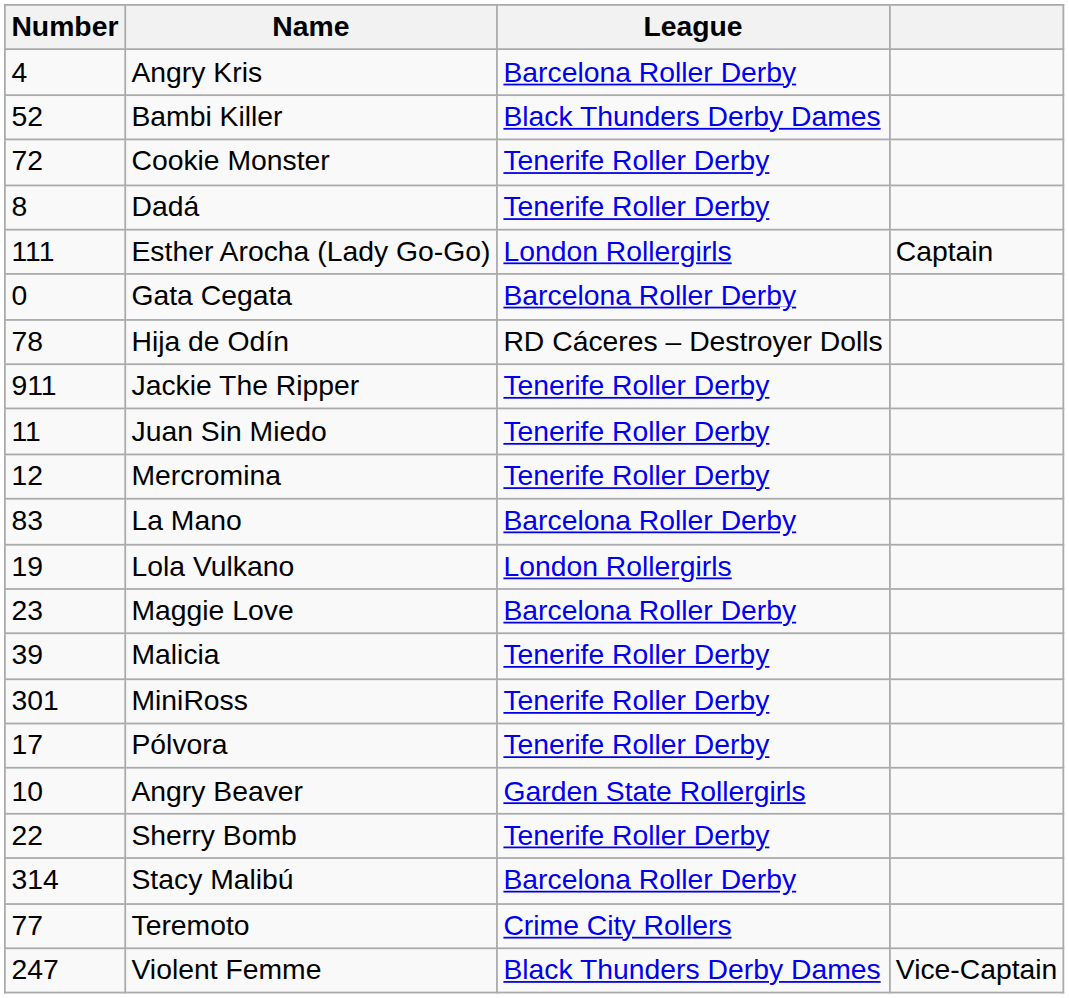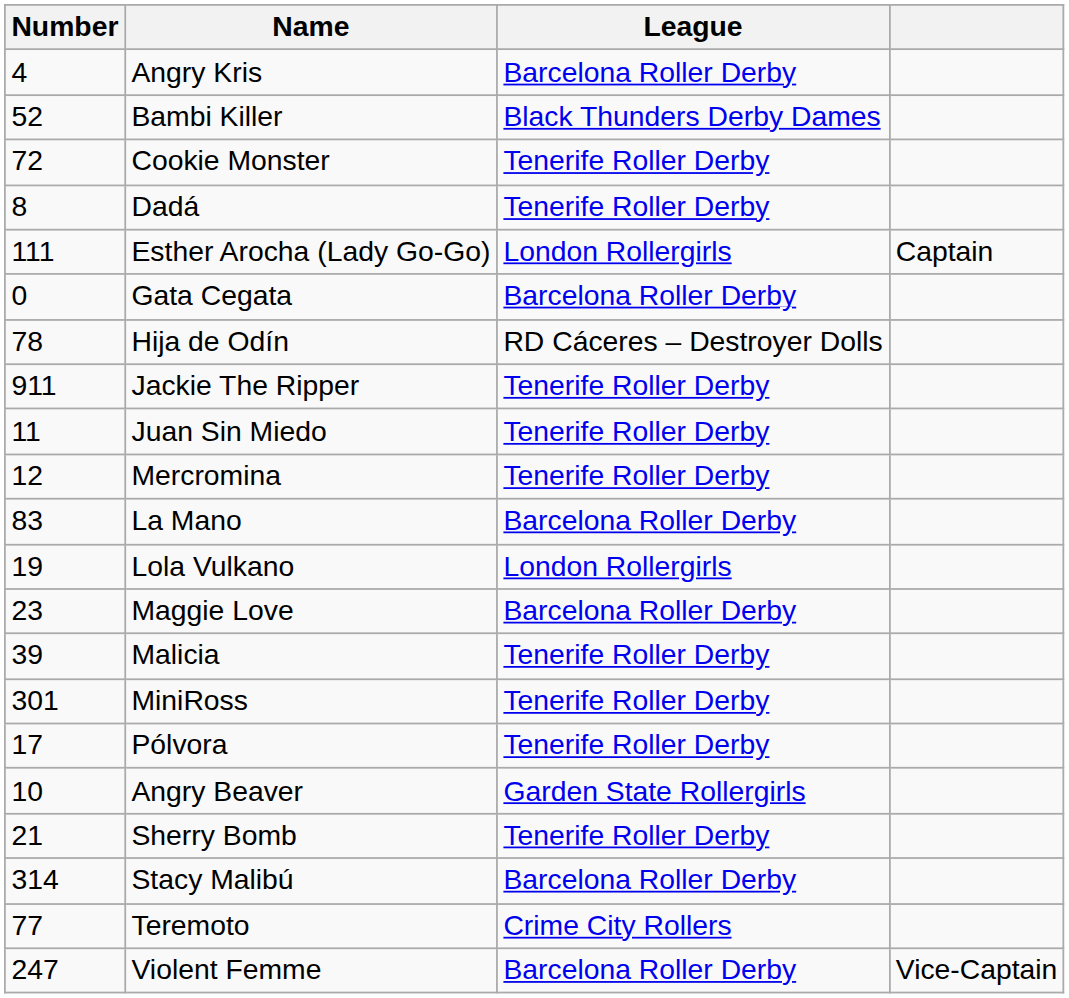(27, 835) 22 -> (27, 835) 21
(692, 970) Black Thunders Derby Dames -> (650, 970) Barcelona Roller Derby
